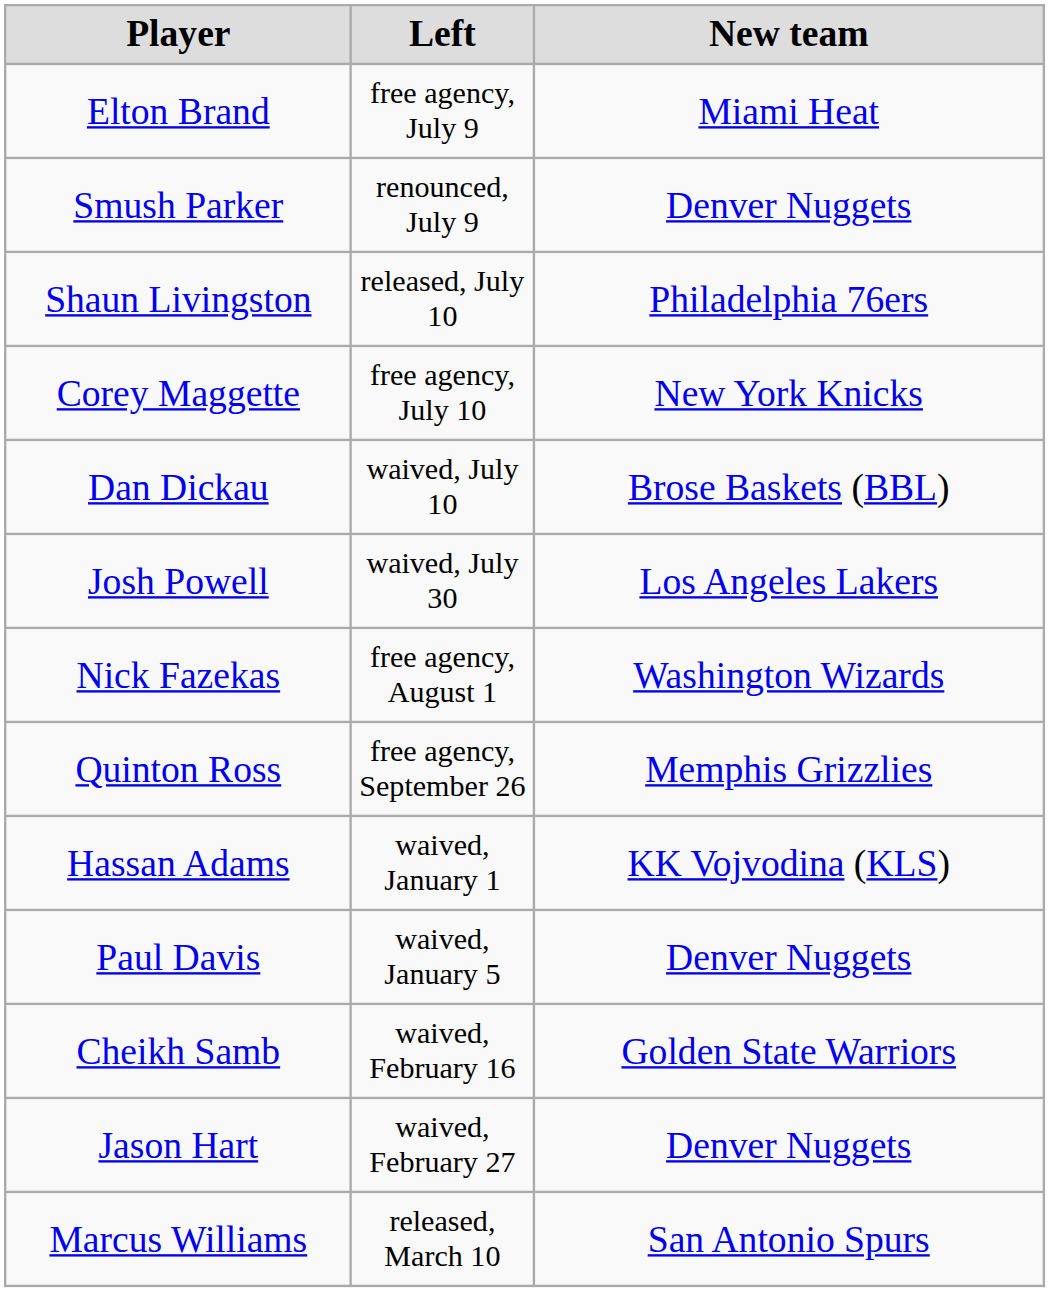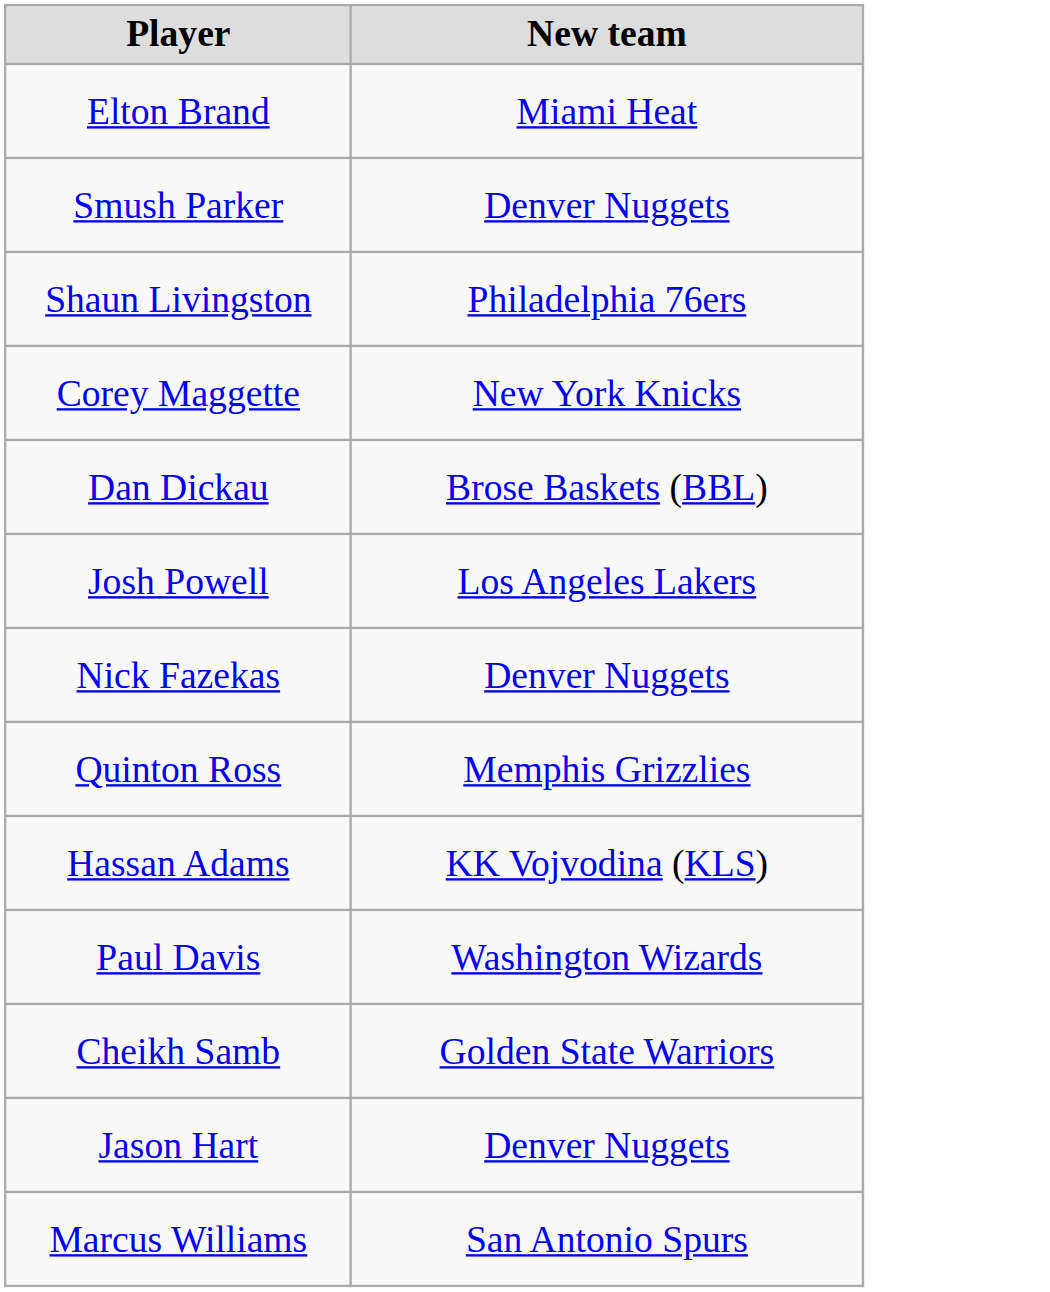- column: (442, 34)
(789, 675) Washington Wizards -> (607, 675) Denver Nuggets
(789, 957) Denver Nuggets -> (607, 957) Washington Wizards
